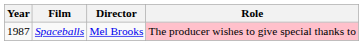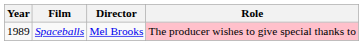(18, 31) 1987 -> (18, 31) 1989
